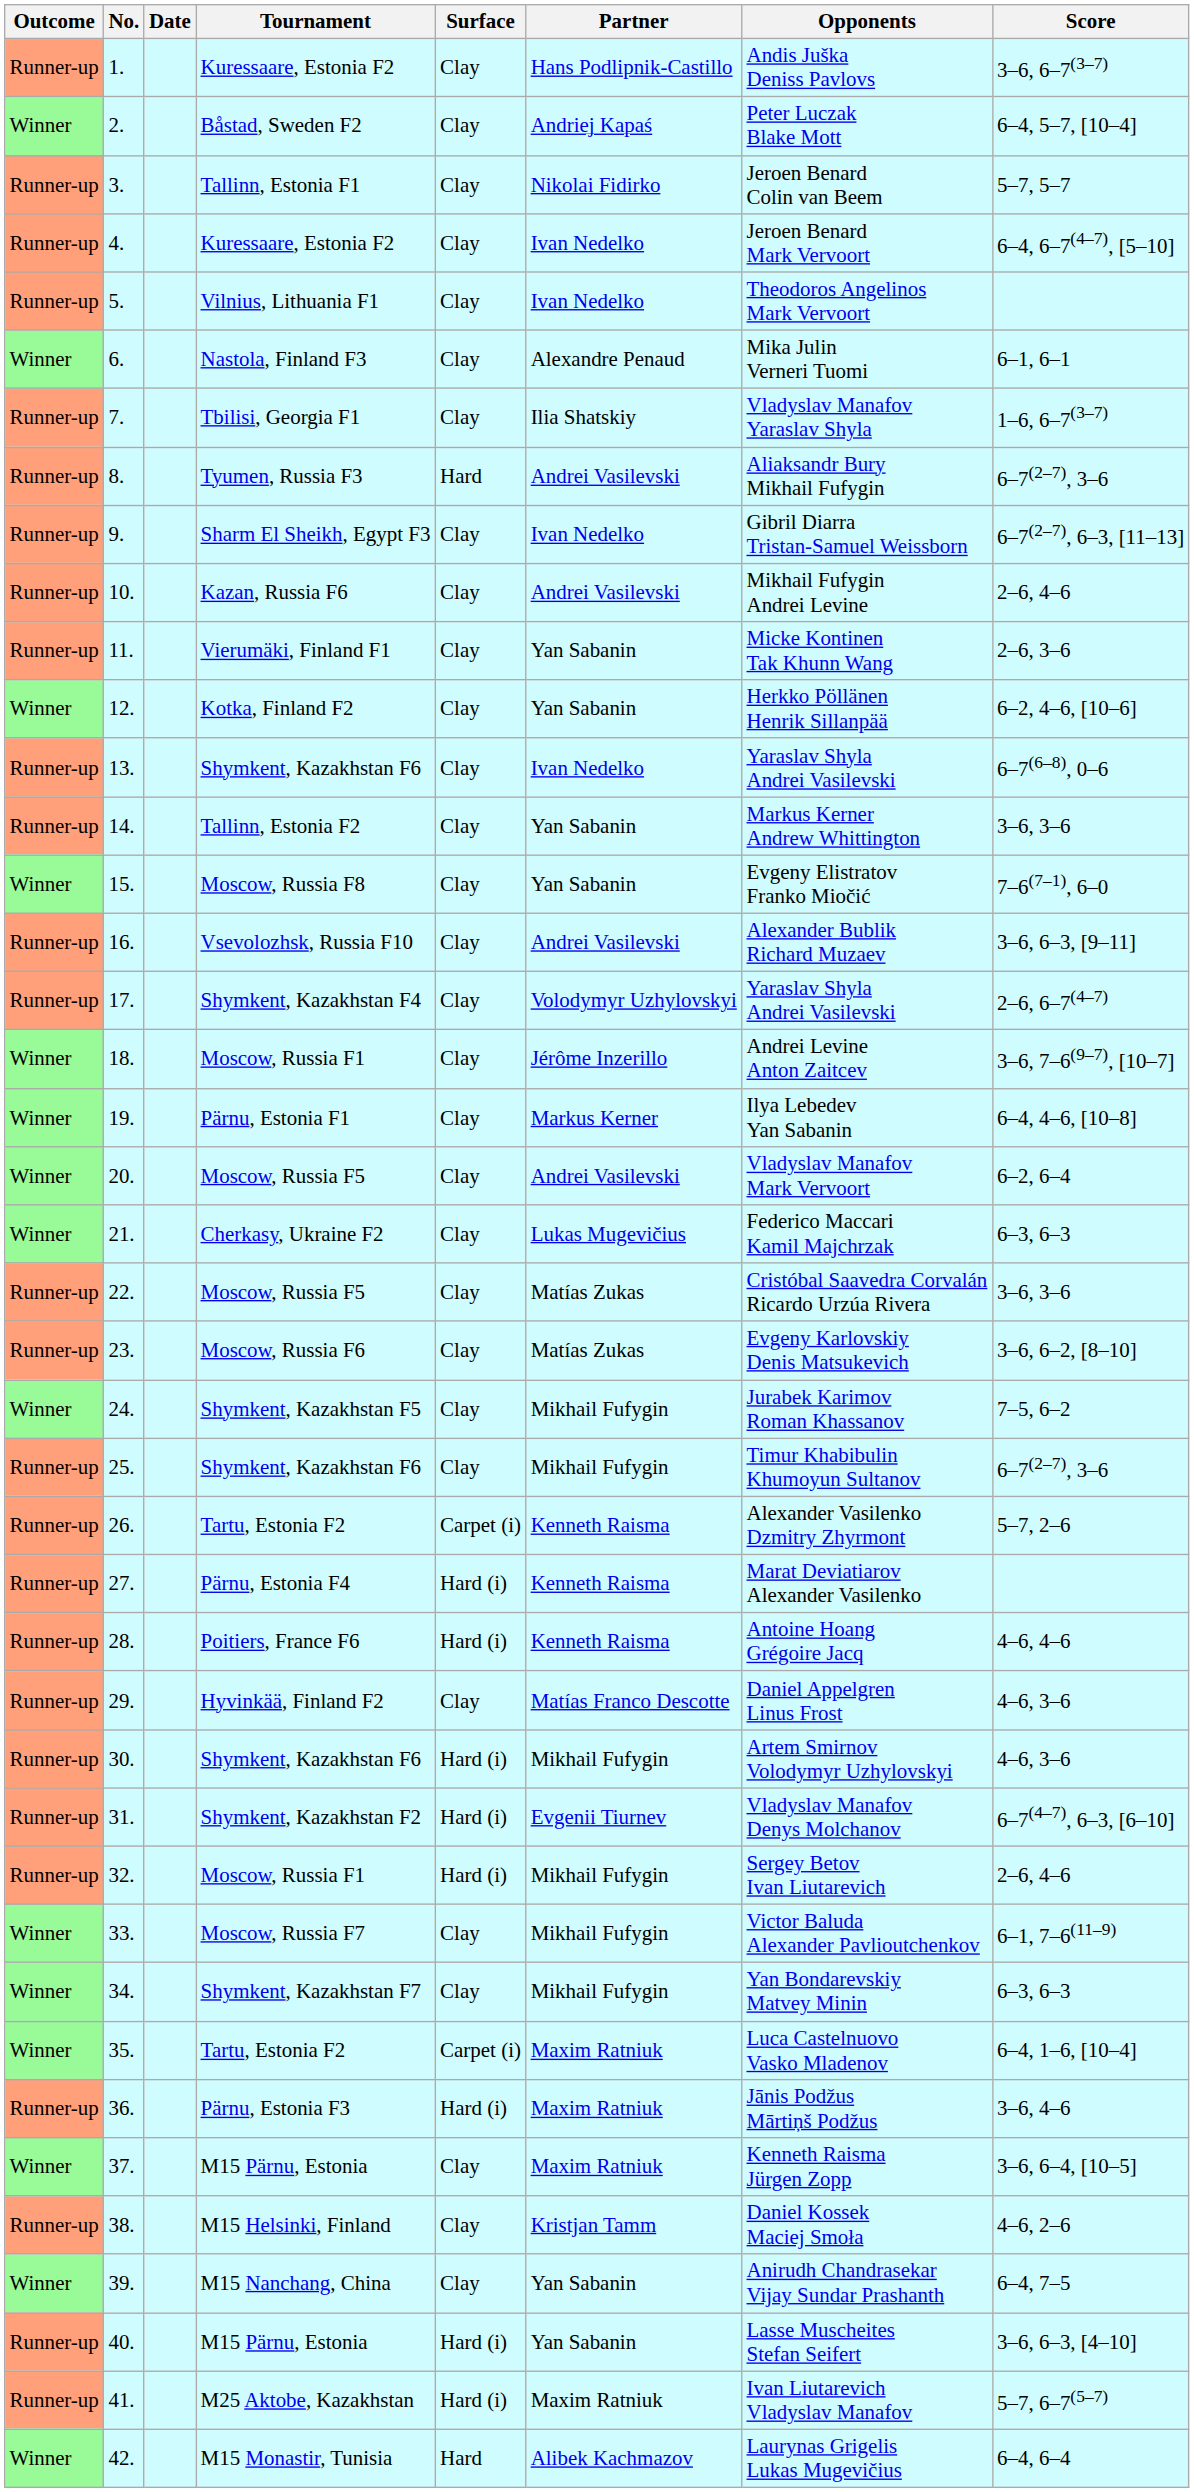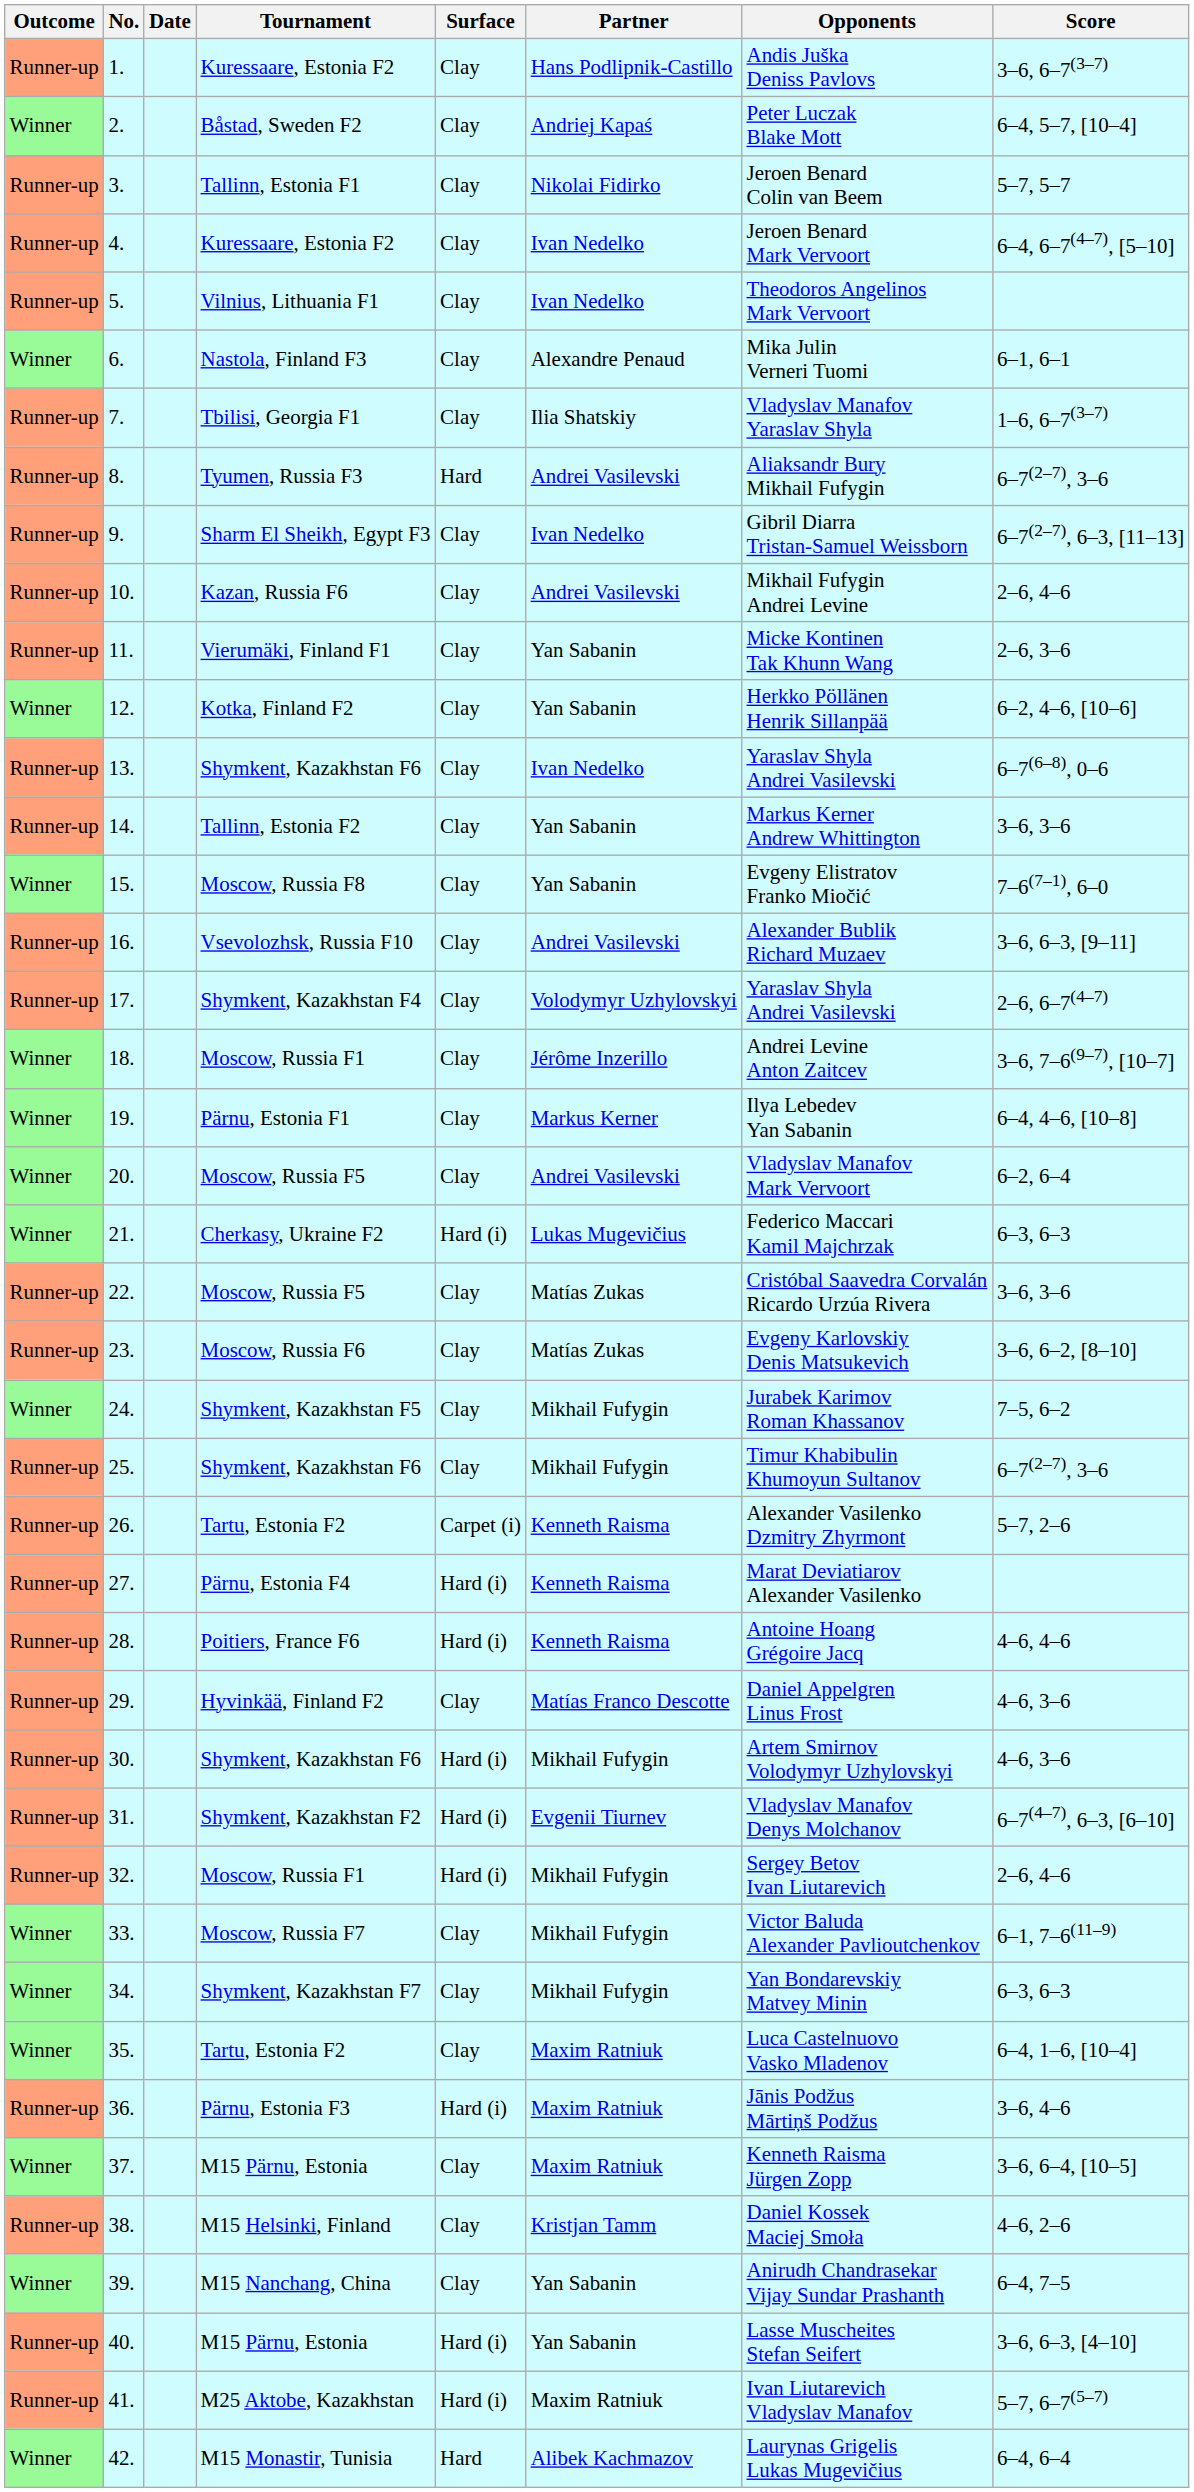(460, 1233) Clay -> (474, 1233) Hard (i)
(481, 2049) Carpet (i) -> (460, 2049) Clay
